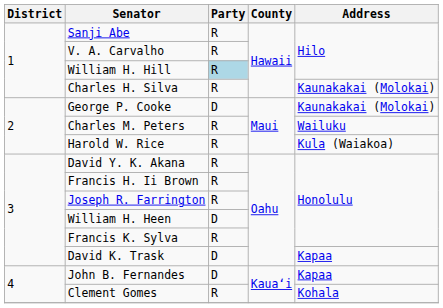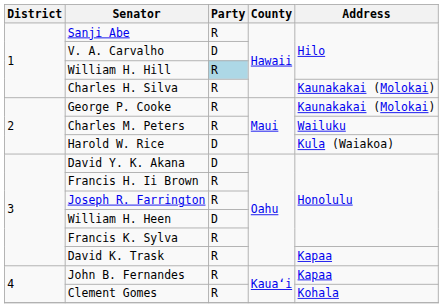(214, 51) R -> (214, 51) D
(214, 107) D -> (214, 107) R
(214, 144) R -> (214, 144) D
(214, 163) R -> (214, 163) D
(214, 256) D -> (214, 256) R
(214, 275) D -> (214, 275) R
